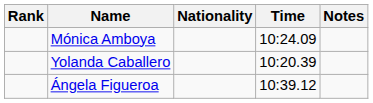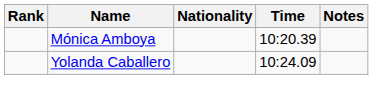(288, 39) 10:24.09 -> (288, 39) 10:20.39
(288, 62) 10:20.39 -> (288, 62) 10:24.09
- row: (105, 86)
